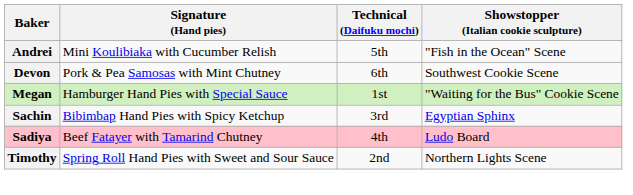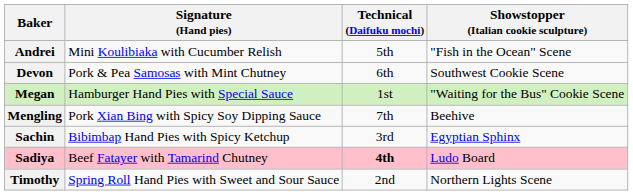+ row: (35, 115)
(379, 136) normal -> (385, 158) bold
